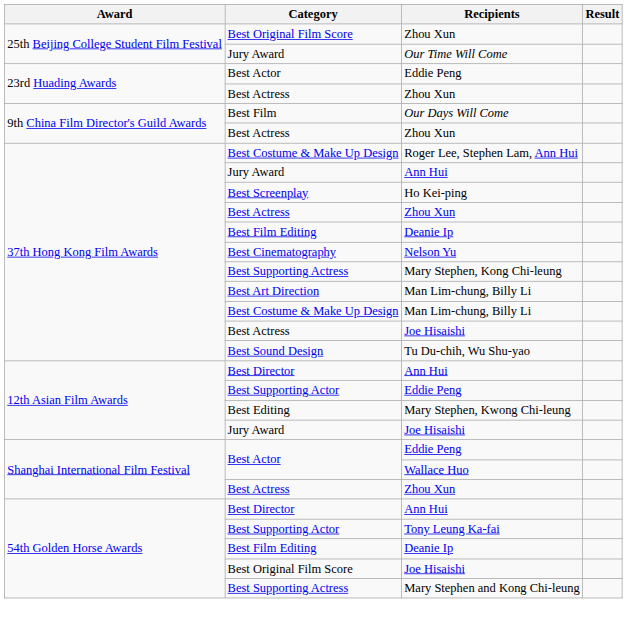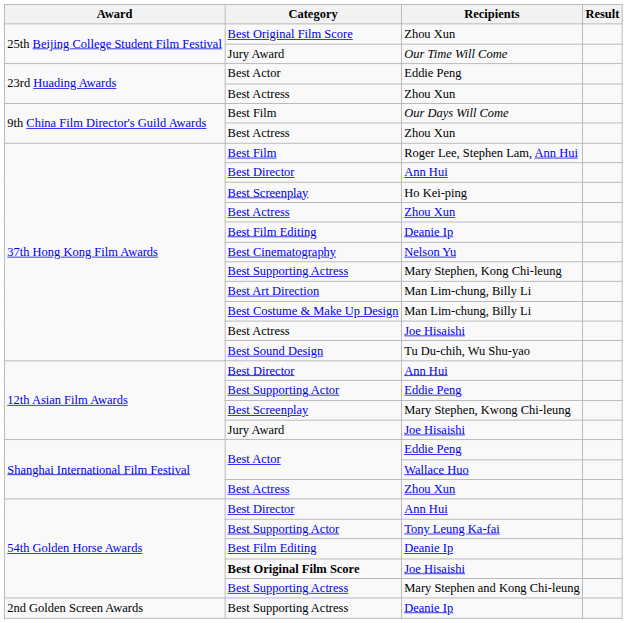(313, 152) Best Costume & Make Up Design -> (252, 152) Best Film
(256, 172) Jury Award -> (261, 172) Best Director
(259, 410) Best Editing -> (268, 410) Best Screenplay
(290, 568) normal -> (294, 568) bold
+ row: (75, 608)
